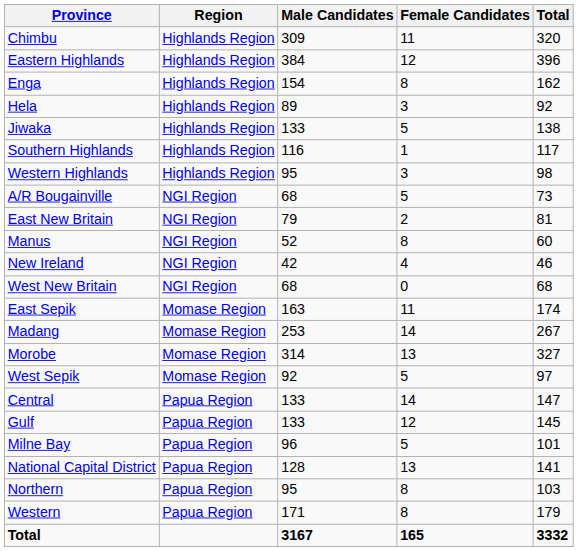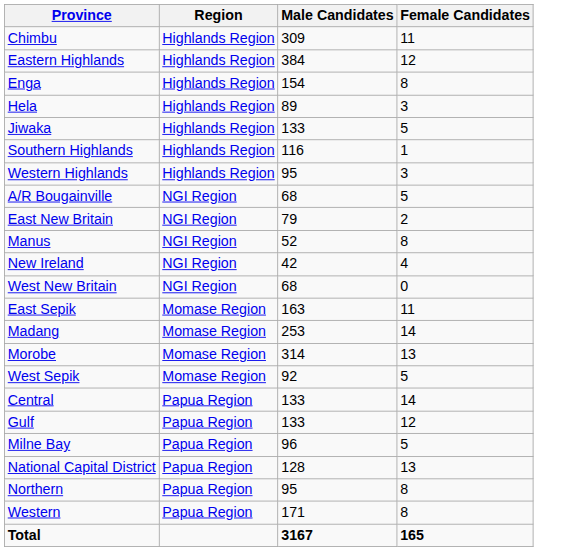- column: (553, 15)
